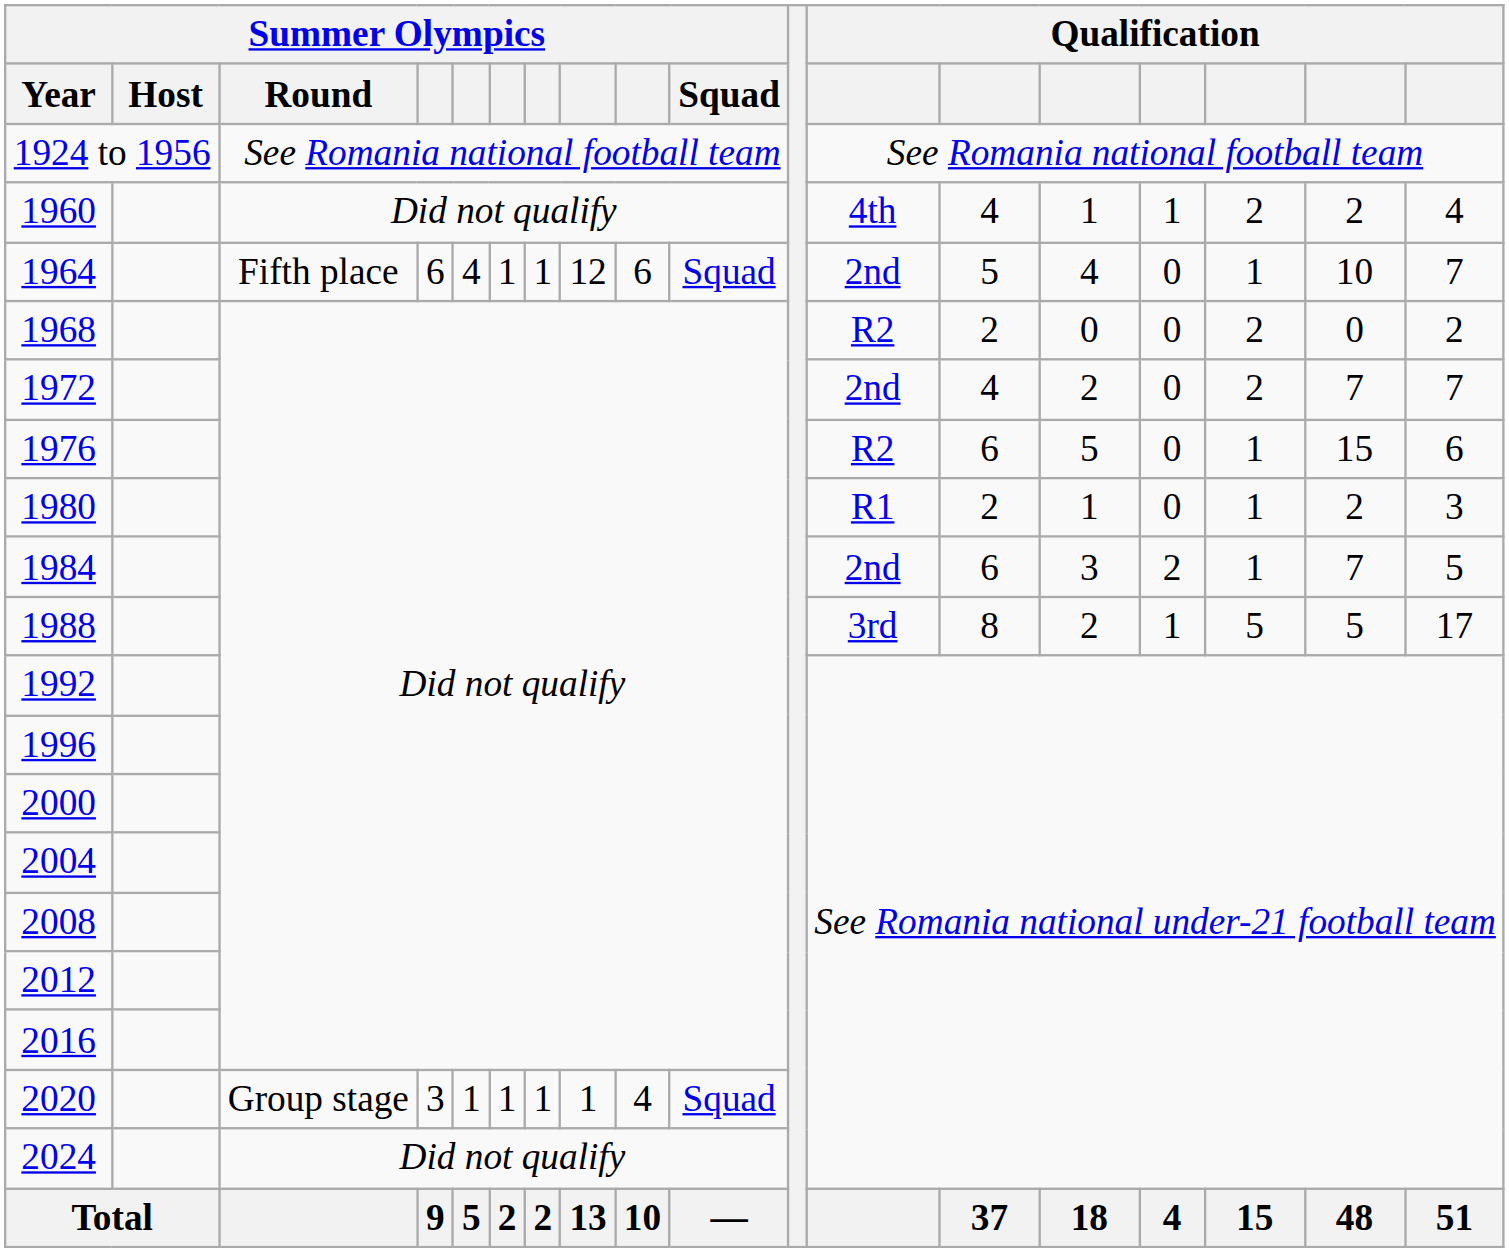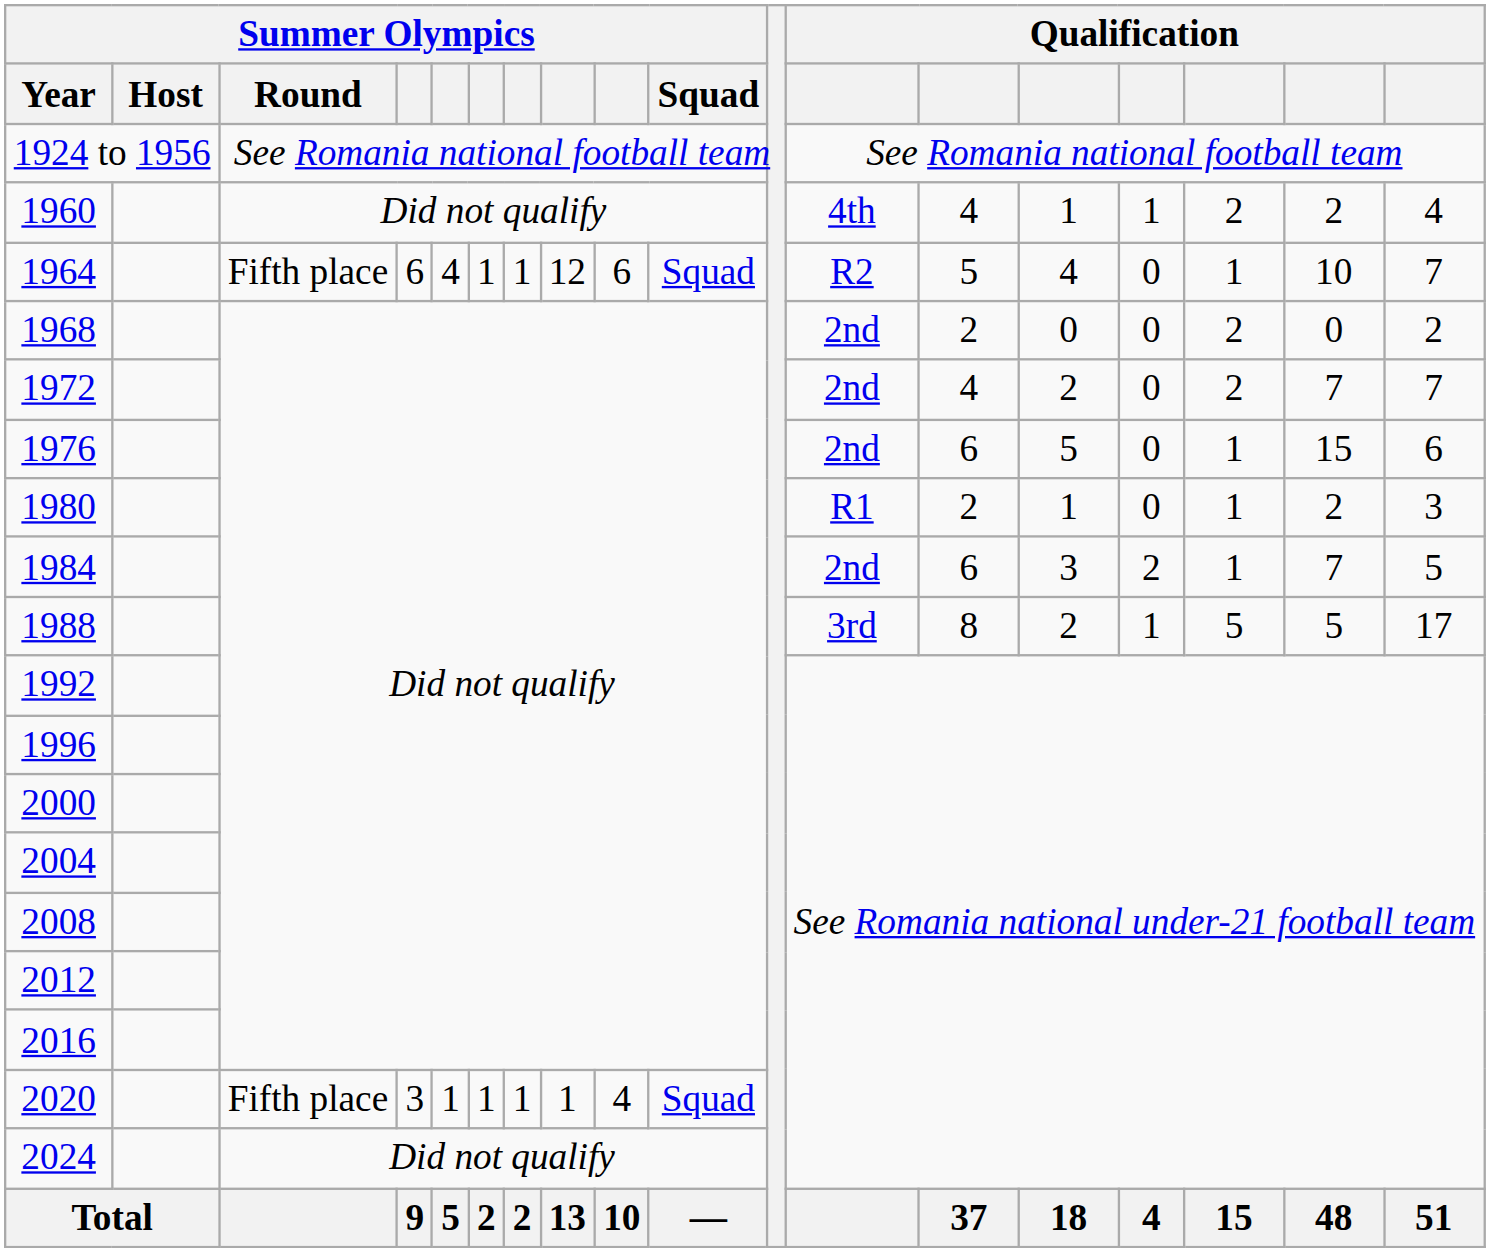(873, 270) 2nd -> (852, 270) R2
(873, 329) R2 -> (852, 329) 2nd
(873, 447) R2 -> (852, 447) 2nd
(318, 1098) Group stage -> (308, 1098) Fifth place
